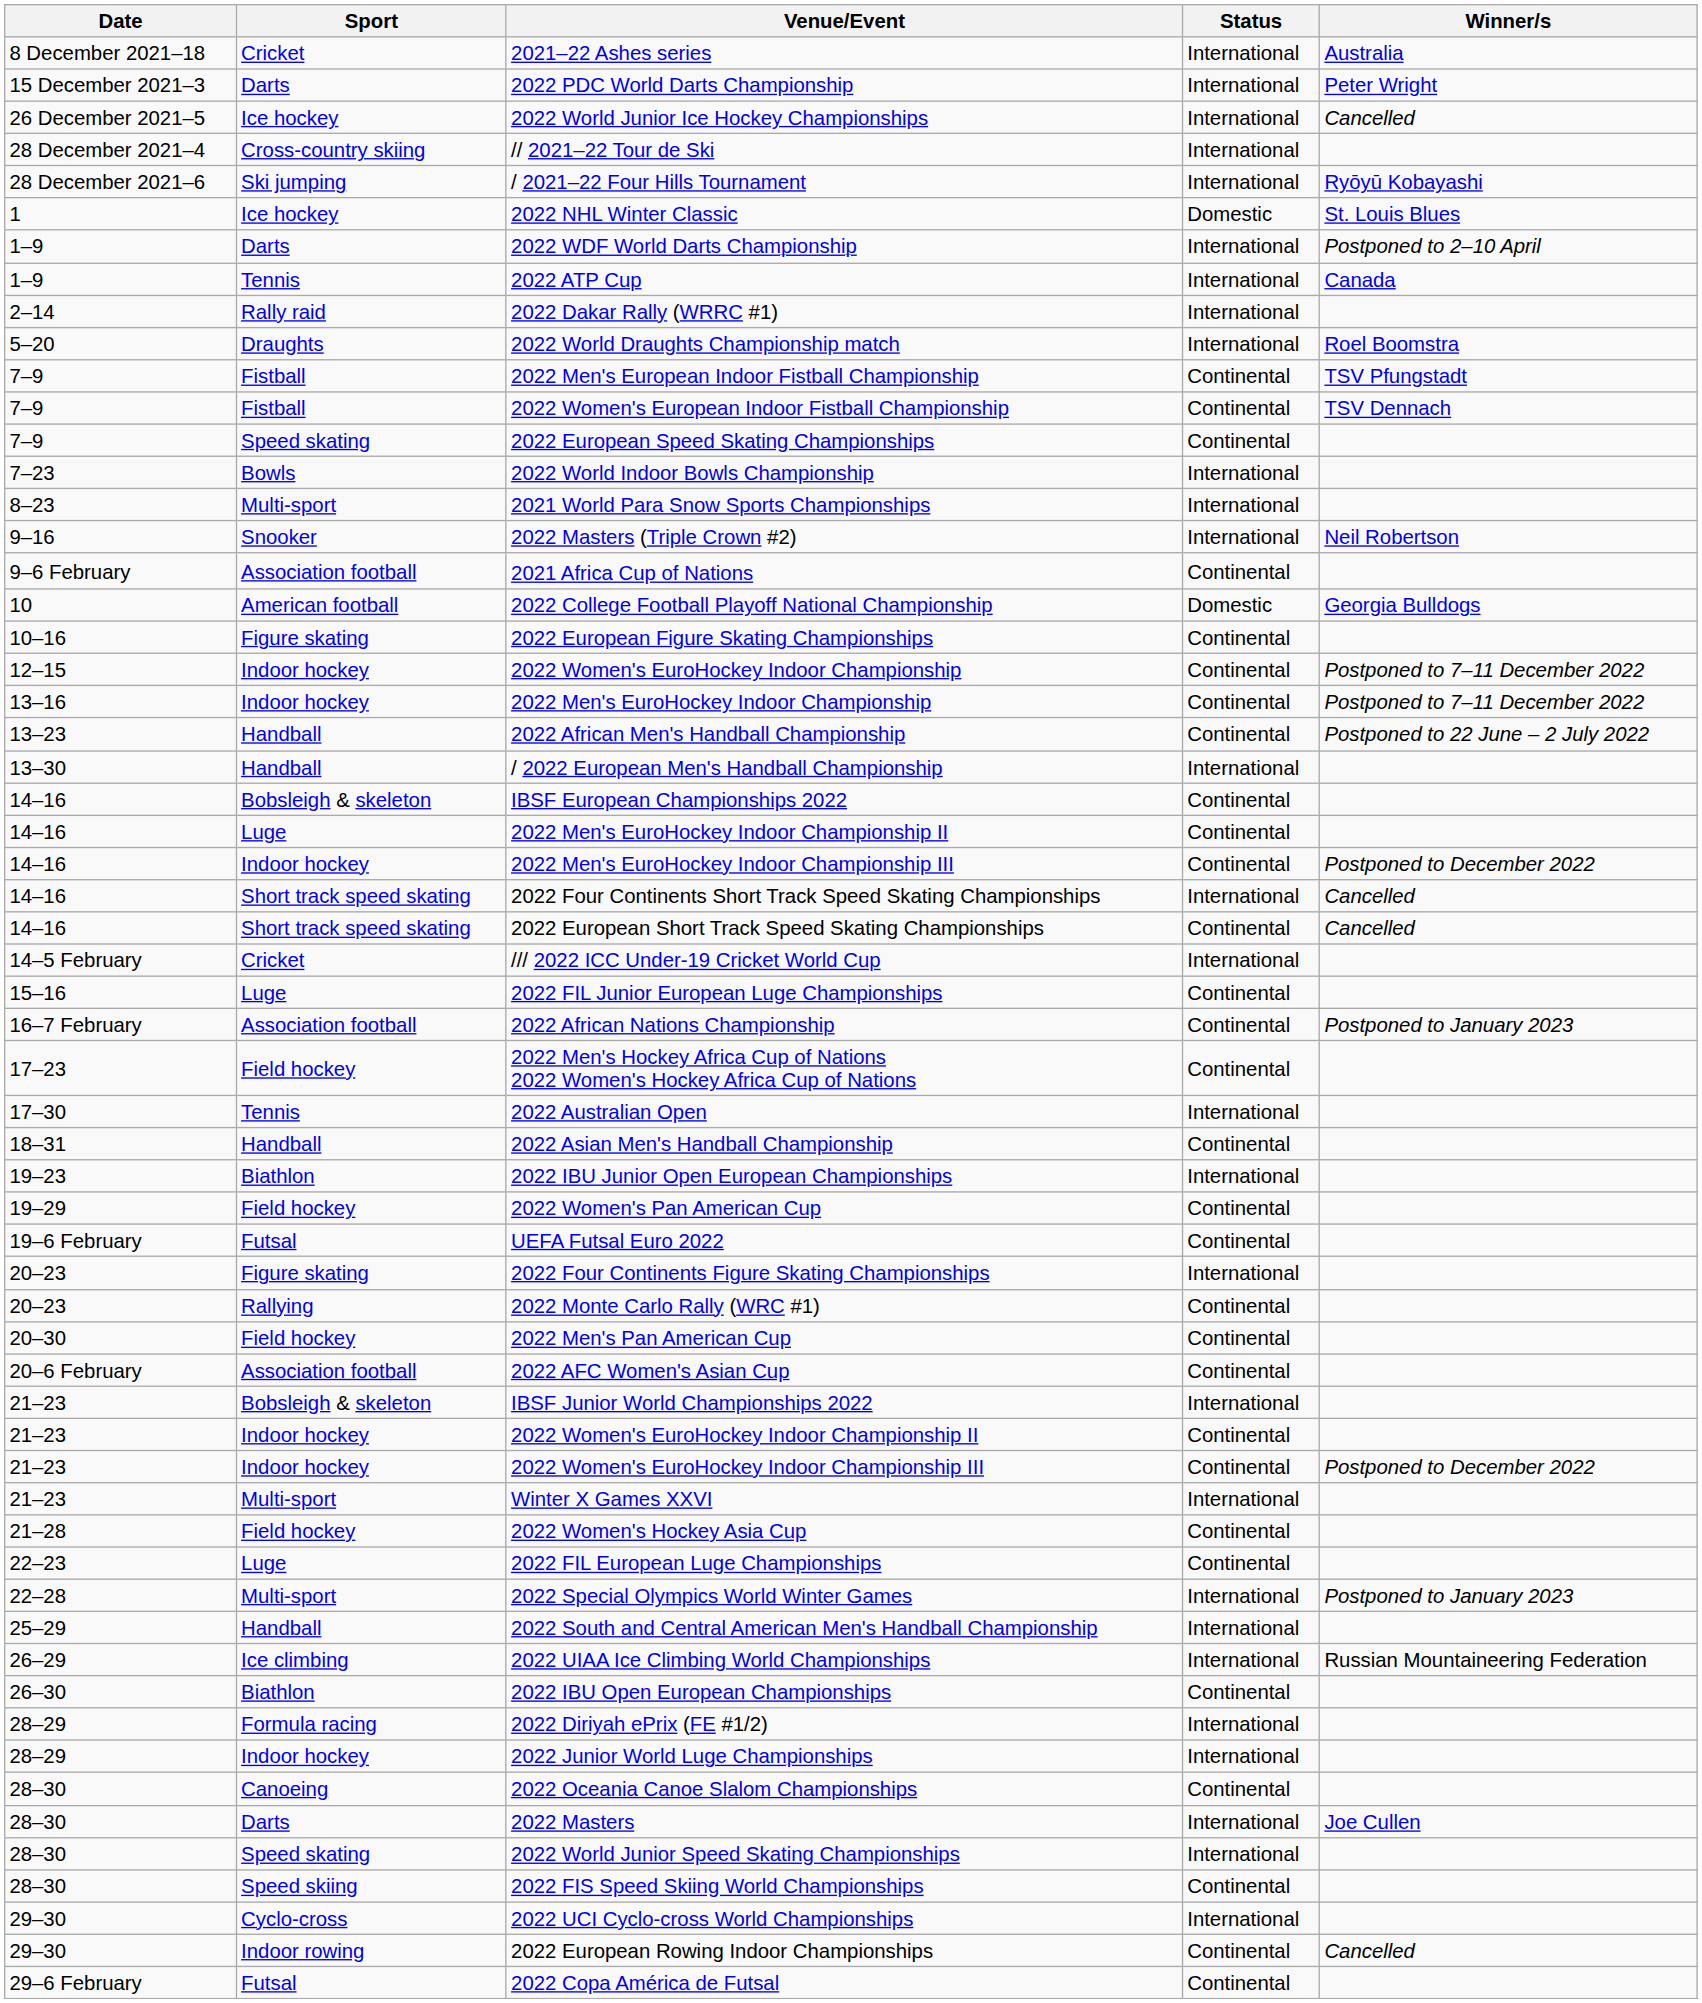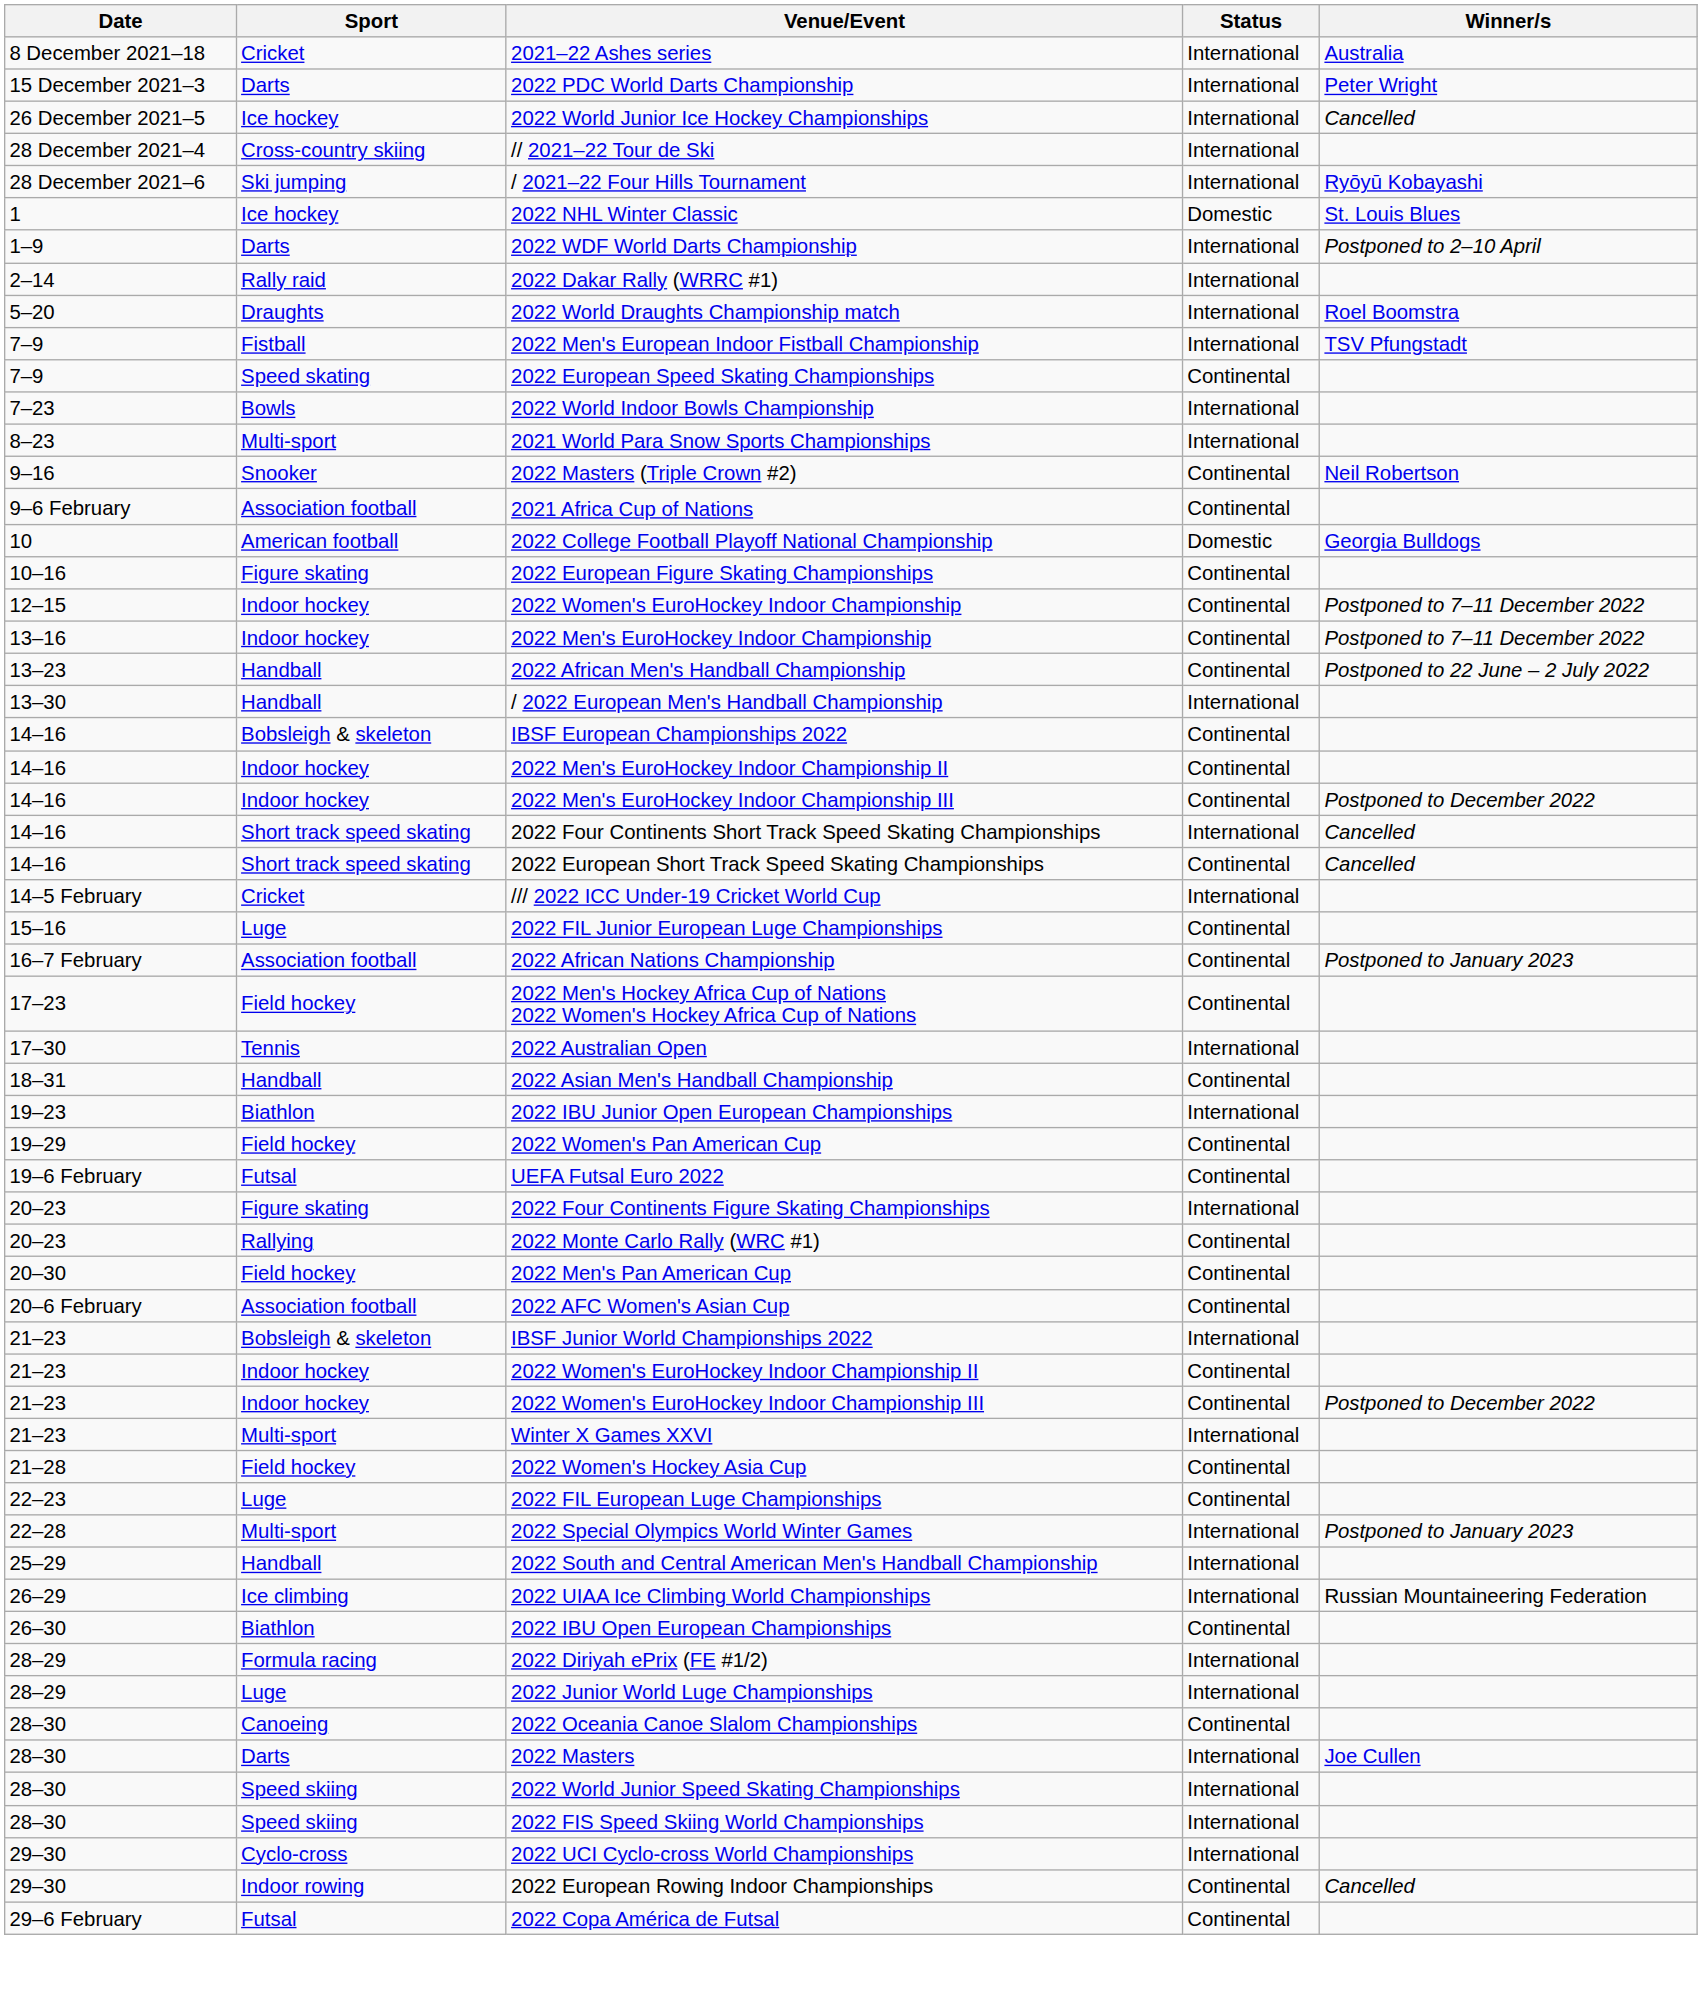- row: (576, 279)
(1239, 376) Continental -> (1243, 343) International
- row: (760, 408)
(1243, 537) International -> (1239, 472) Continental
(264, 831) Luge -> (305, 767) Indoor hockey
(305, 1757) Indoor hockey -> (264, 1692) Luge
(306, 1854) Speed skating -> (299, 1789) Speed skiing
(1239, 1886) Continental -> (1243, 1821) International
